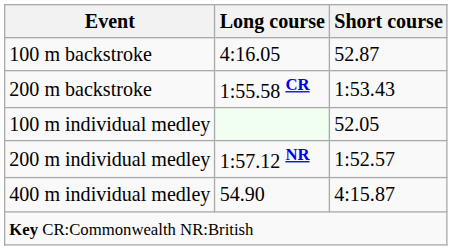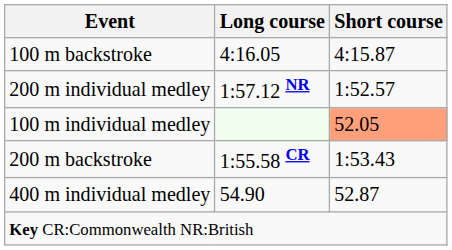(357, 54) 52.87 -> (365, 54) 4:15.87
rows swapped: (81, 89) <-> (110, 159)
(357, 124) no background -> (357, 124) lightsalmon background
(365, 194) 4:15.87 -> (357, 194) 52.87
